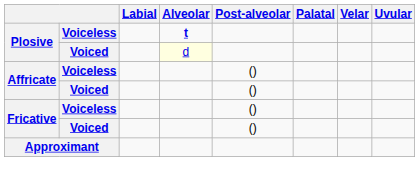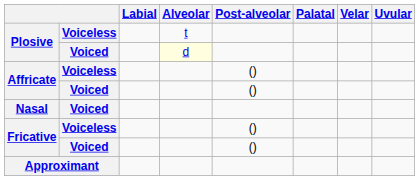(186, 33) bold -> (186, 33) normal
+ row: (32, 109)
